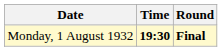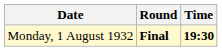columns swapped: (155, 14) <-> (195, 14)
